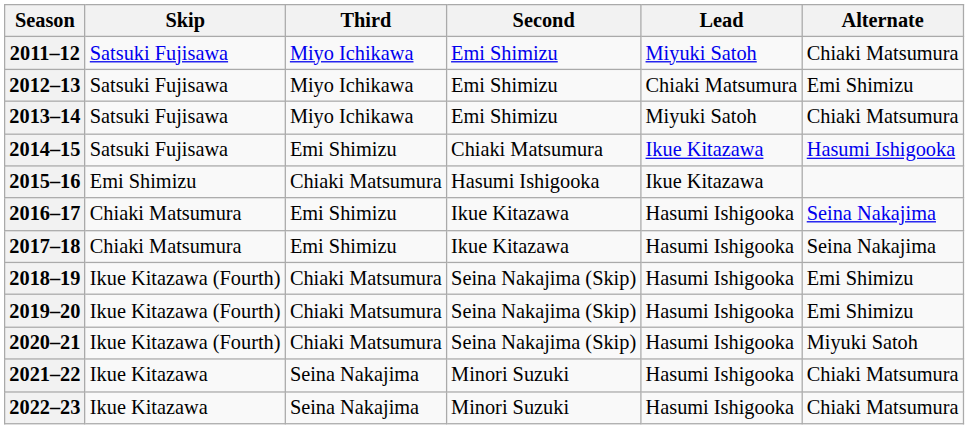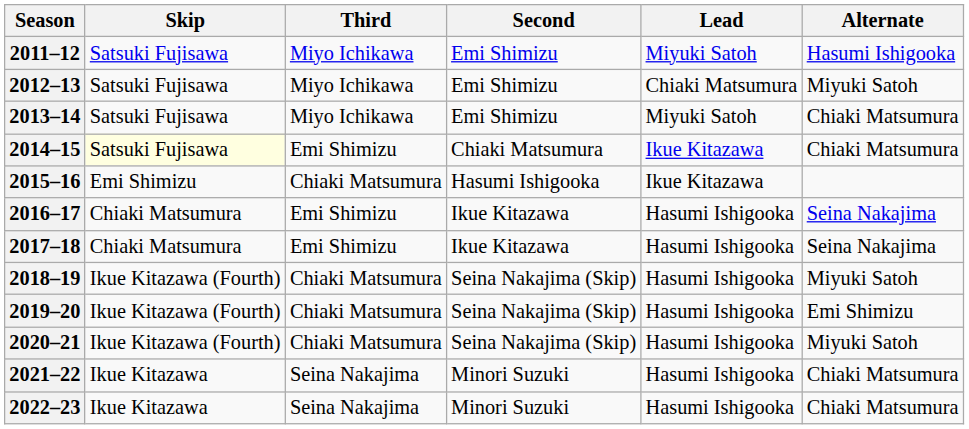(883, 52) Chiaki Matsumura -> (881, 52) Hasumi Ishigooka
(860, 85) Emi Shimizu -> (862, 85) Miyuki Satoh
(159, 149) no background -> (159, 149) lightyellow background
(881, 149) Hasumi Ishigooka -> (883, 149) Chiaki Matsumura
(860, 278) Emi Shimizu -> (862, 278) Miyuki Satoh
